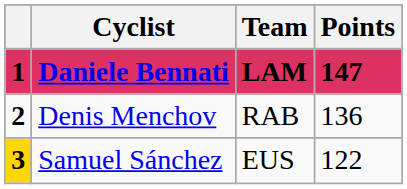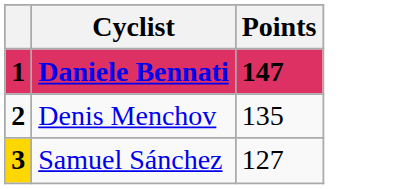- column: (275, 26)
(341, 115) 136 -> (263, 115) 135
(341, 159) 122 -> (263, 159) 127
